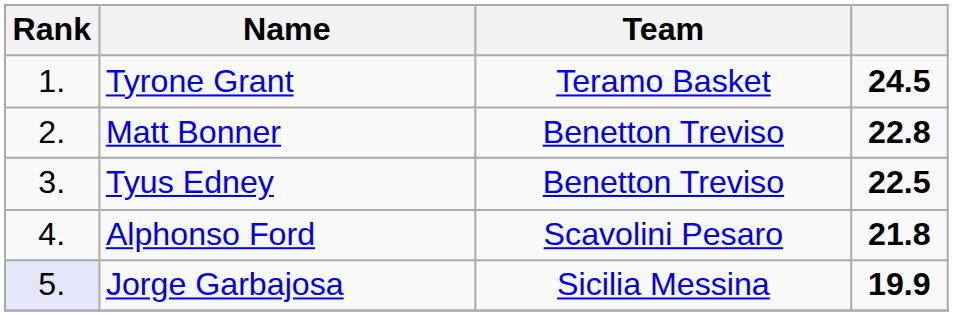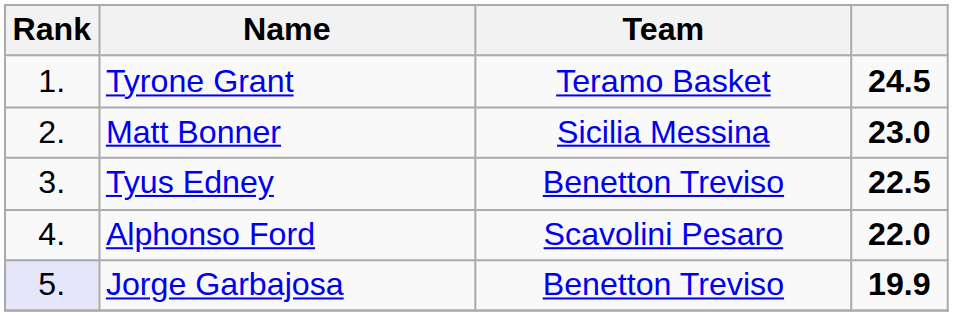(663, 132) Benetton Treviso -> (663, 132) Sicilia Messina
(899, 132) 22.8 -> (899, 132) 23.0
(899, 234) 21.8 -> (899, 234) 22.0
(663, 285) Sicilia Messina -> (663, 285) Benetton Treviso
